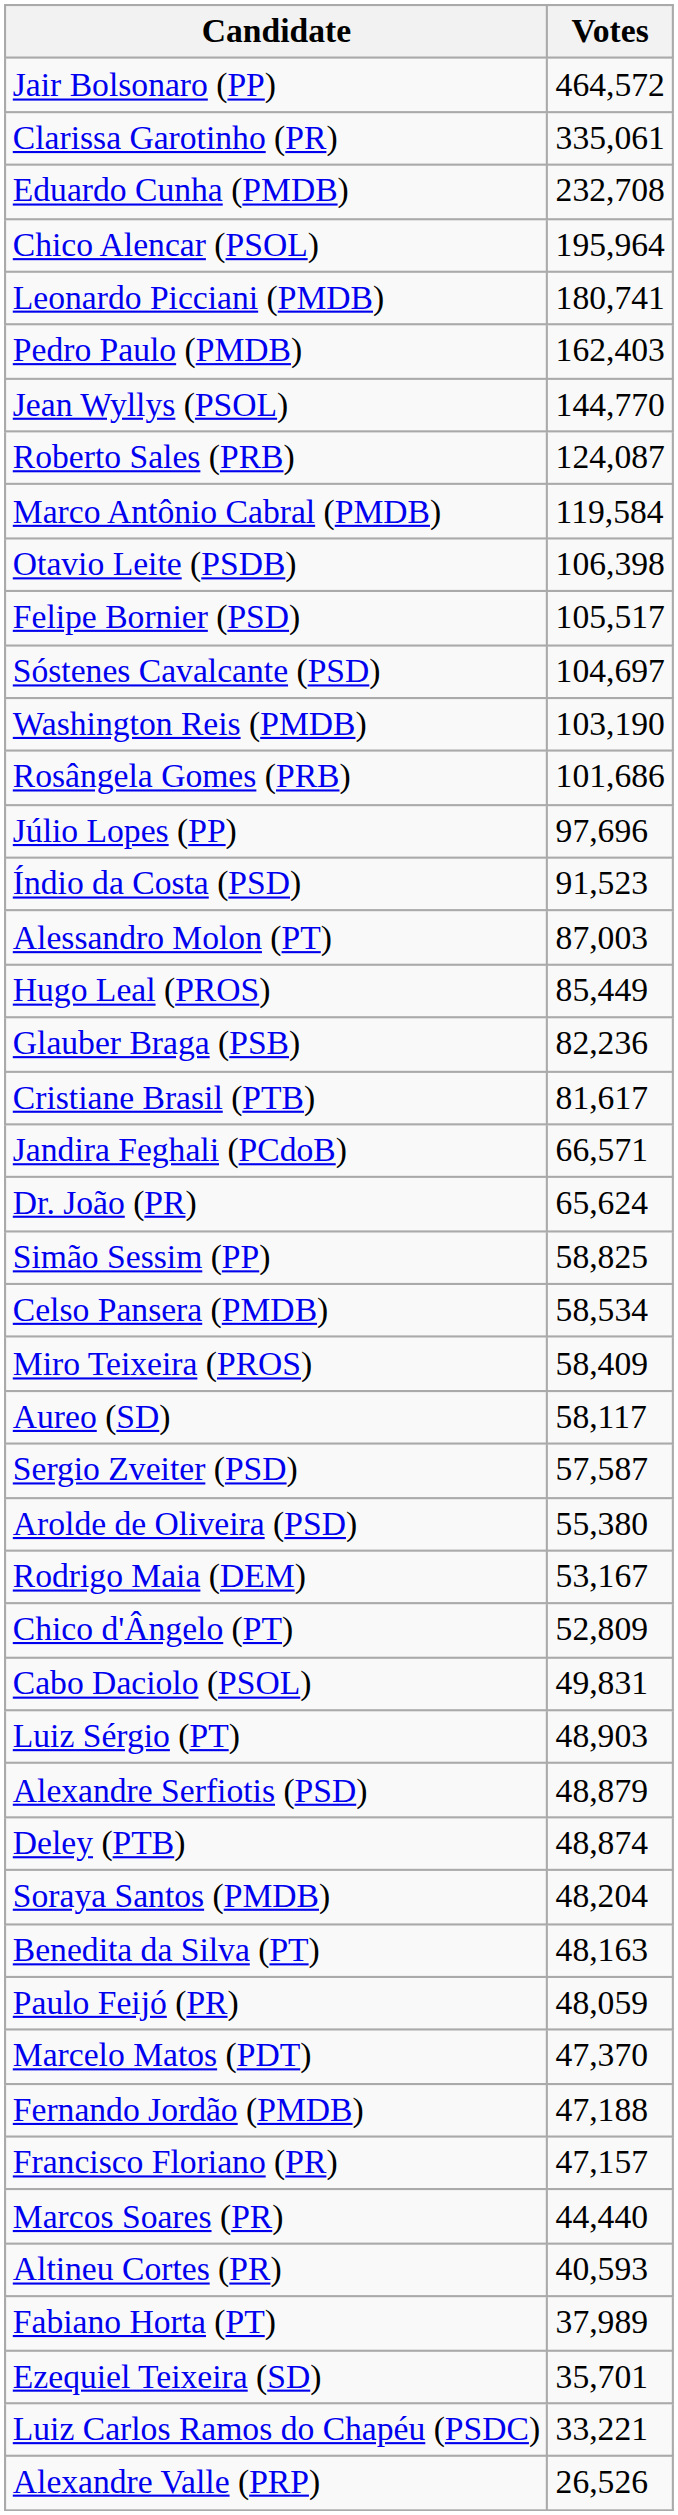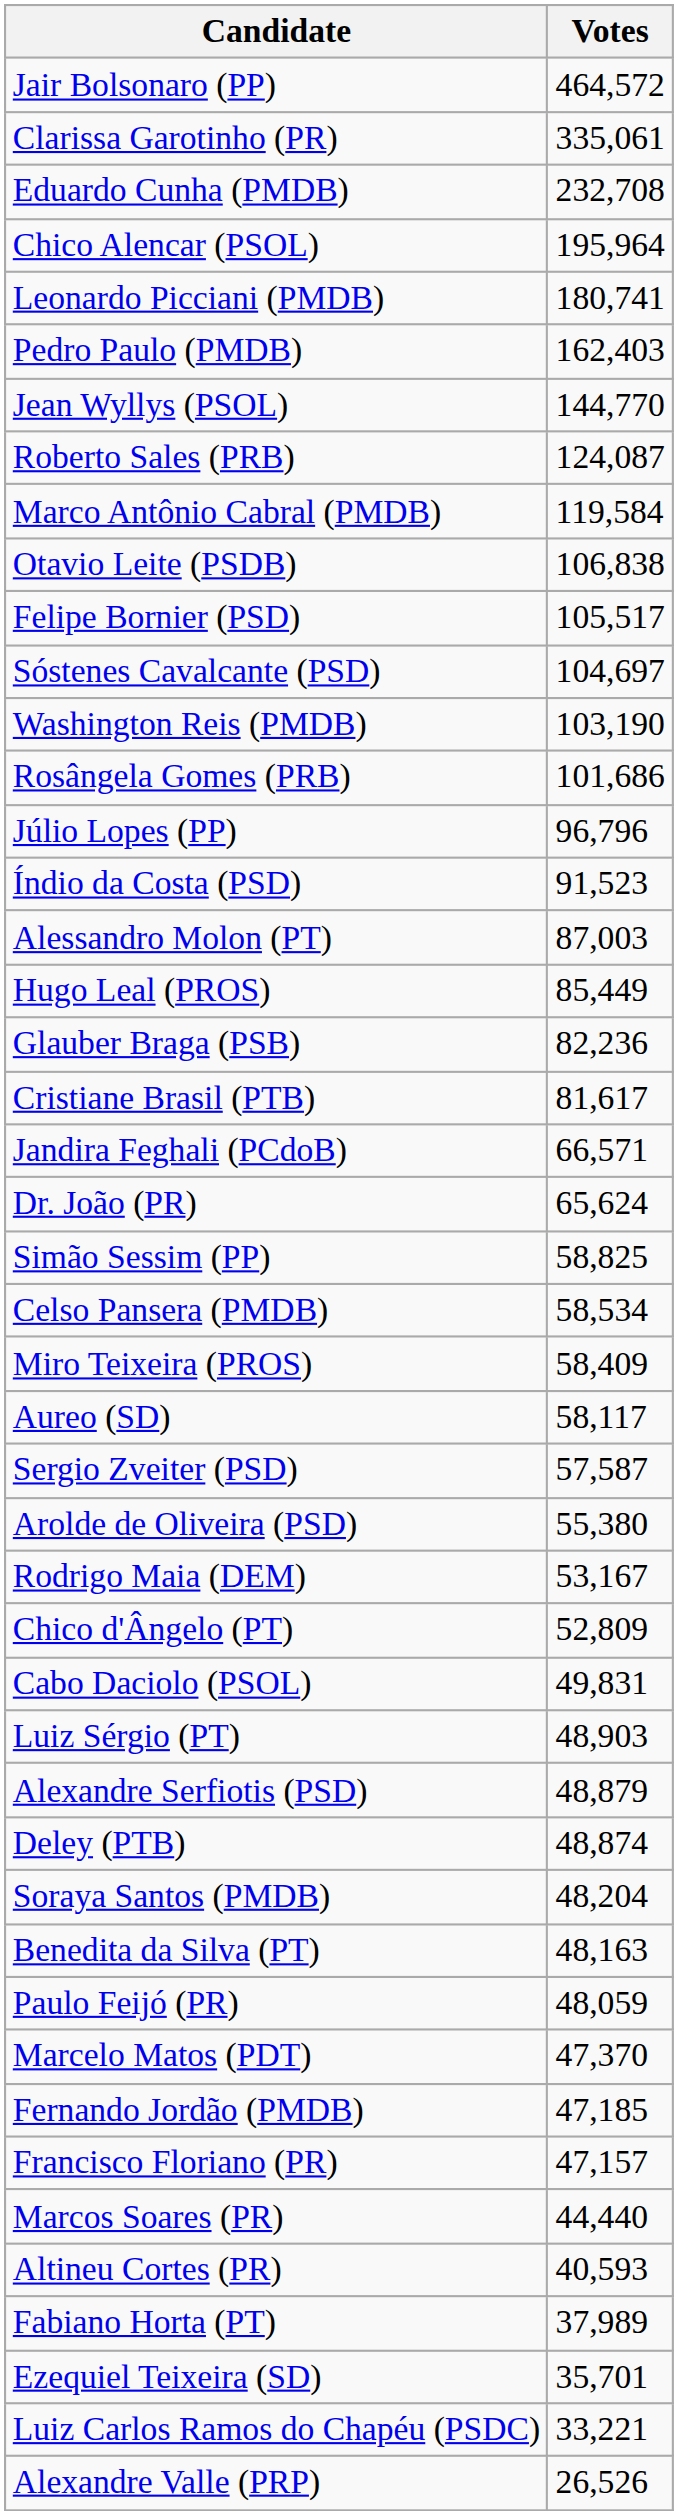(610, 564) 106,398 -> (610, 564) 106,838
(602, 830) 97,696 -> (602, 830) 96,796
(602, 2109) 47,188 -> (602, 2109) 47,185
